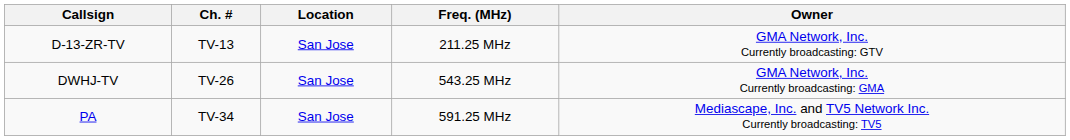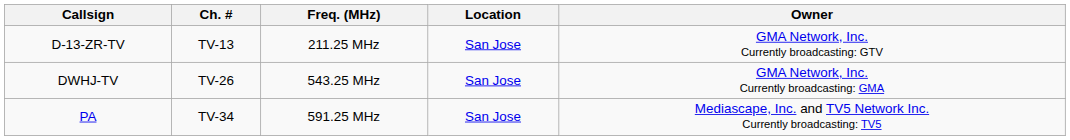columns swapped: (475, 15) <-> (326, 15)
